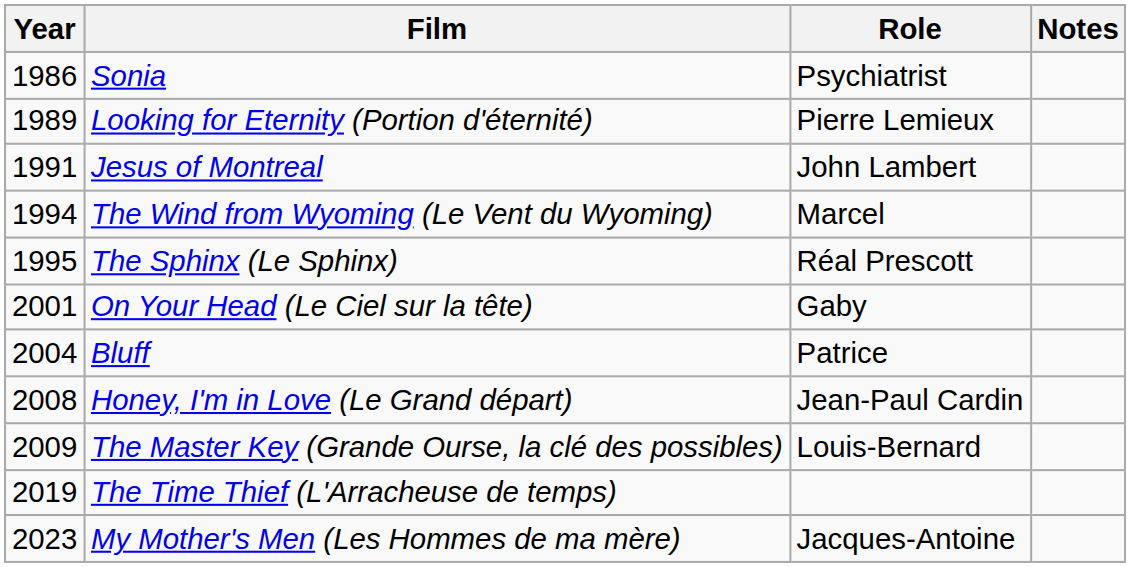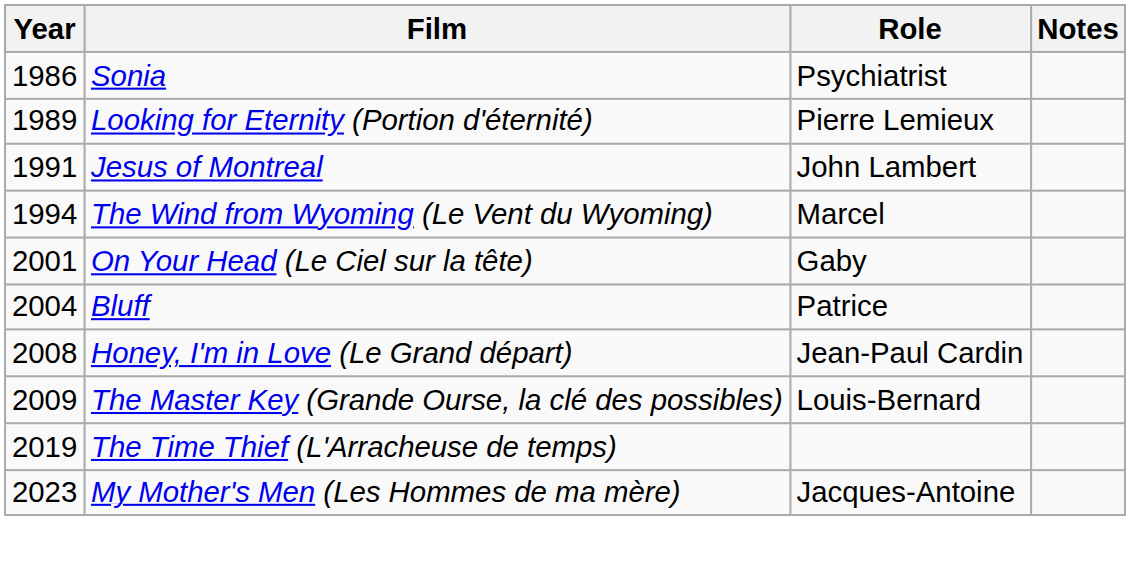- row: (244, 261)
